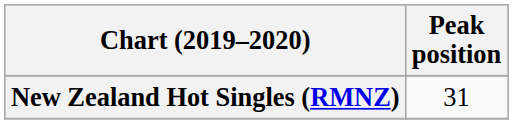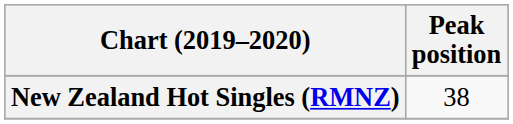(457, 97) 31 -> (457, 97) 38
